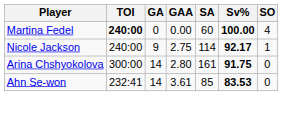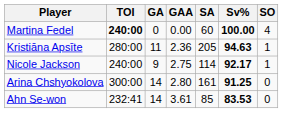+ row: (45, 47)
(238, 64) 91.75 -> (238, 82) 91.25
